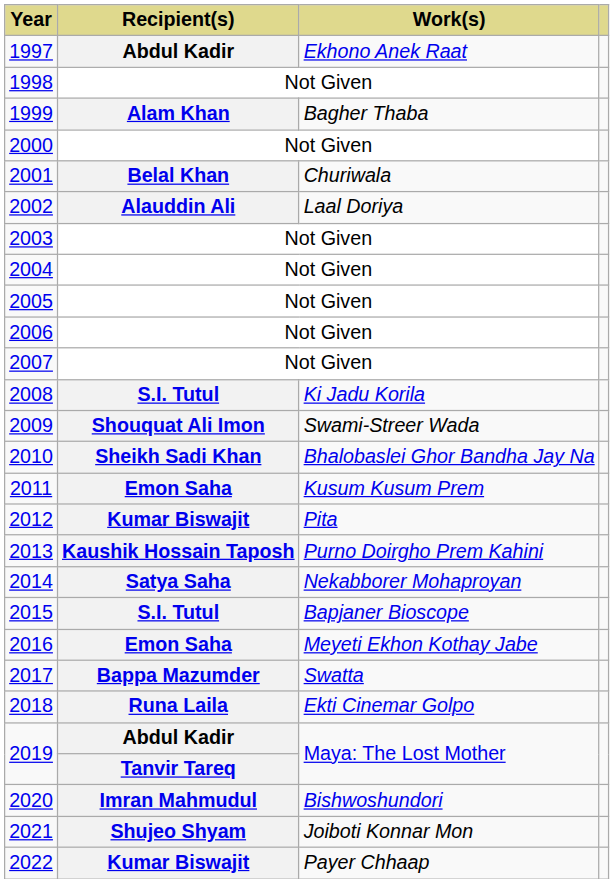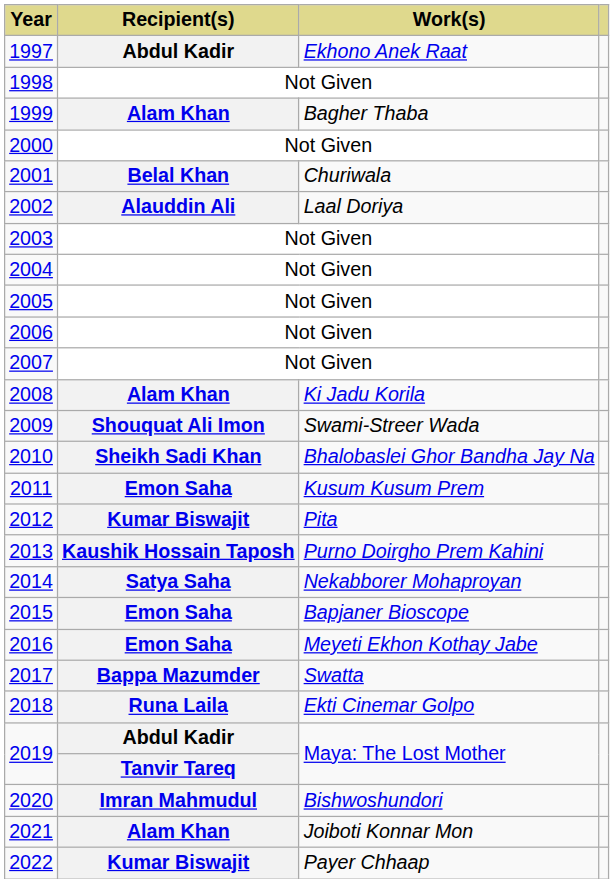(178, 394) S.I. Tutul -> (178, 394) Alam Khan
(178, 613) S.I. Tutul -> (178, 613) Emon Saha
(178, 831) Shujeo Shyam -> (178, 831) Alam Khan
